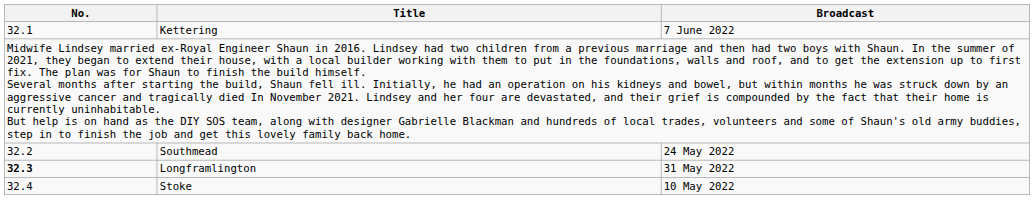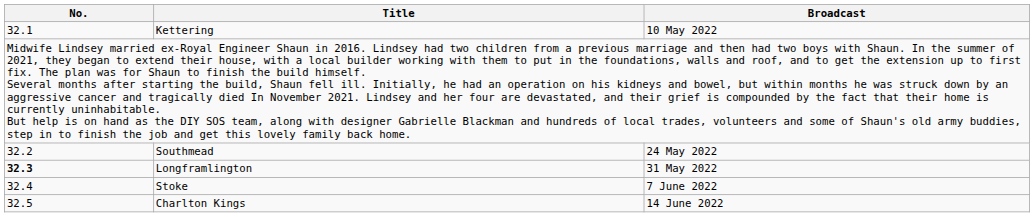(699, 30) 7 June 2022 -> (682, 30) 10 May 2022
(699, 186) 10 May 2022 -> (682, 186) 7 June 2022
+ row: (201, 203)
